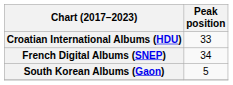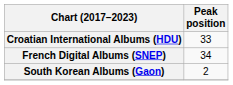(206, 71) 5 -> (206, 71) 2
